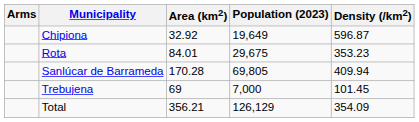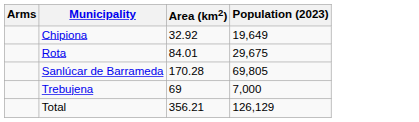- column: (373, 15)
